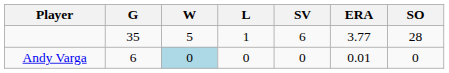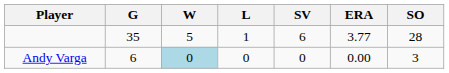(359, 57) 0.01 -> (359, 57) 0.00
(415, 57) 0 -> (415, 57) 3
